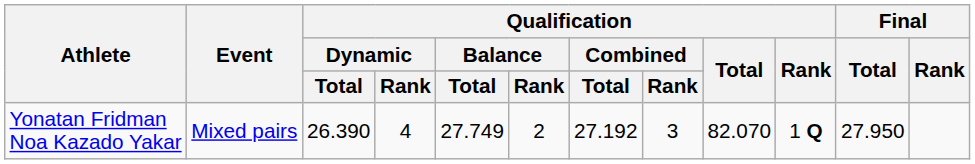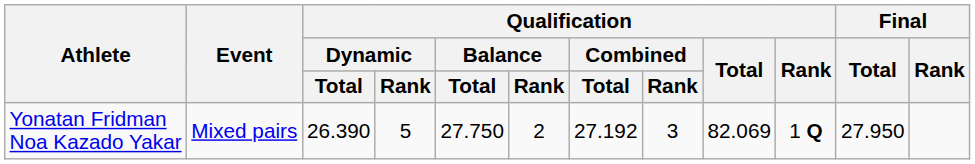(405, 131) 4 -> (405, 131) 5
(472, 131) 27.749 -> (472, 131) 27.750
(739, 131) 82.070 -> (739, 131) 82.069
